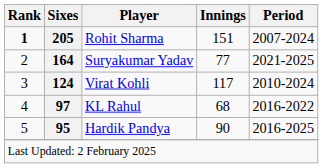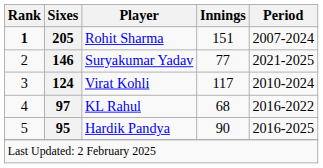(63, 60) 164 -> (63, 60) 146
